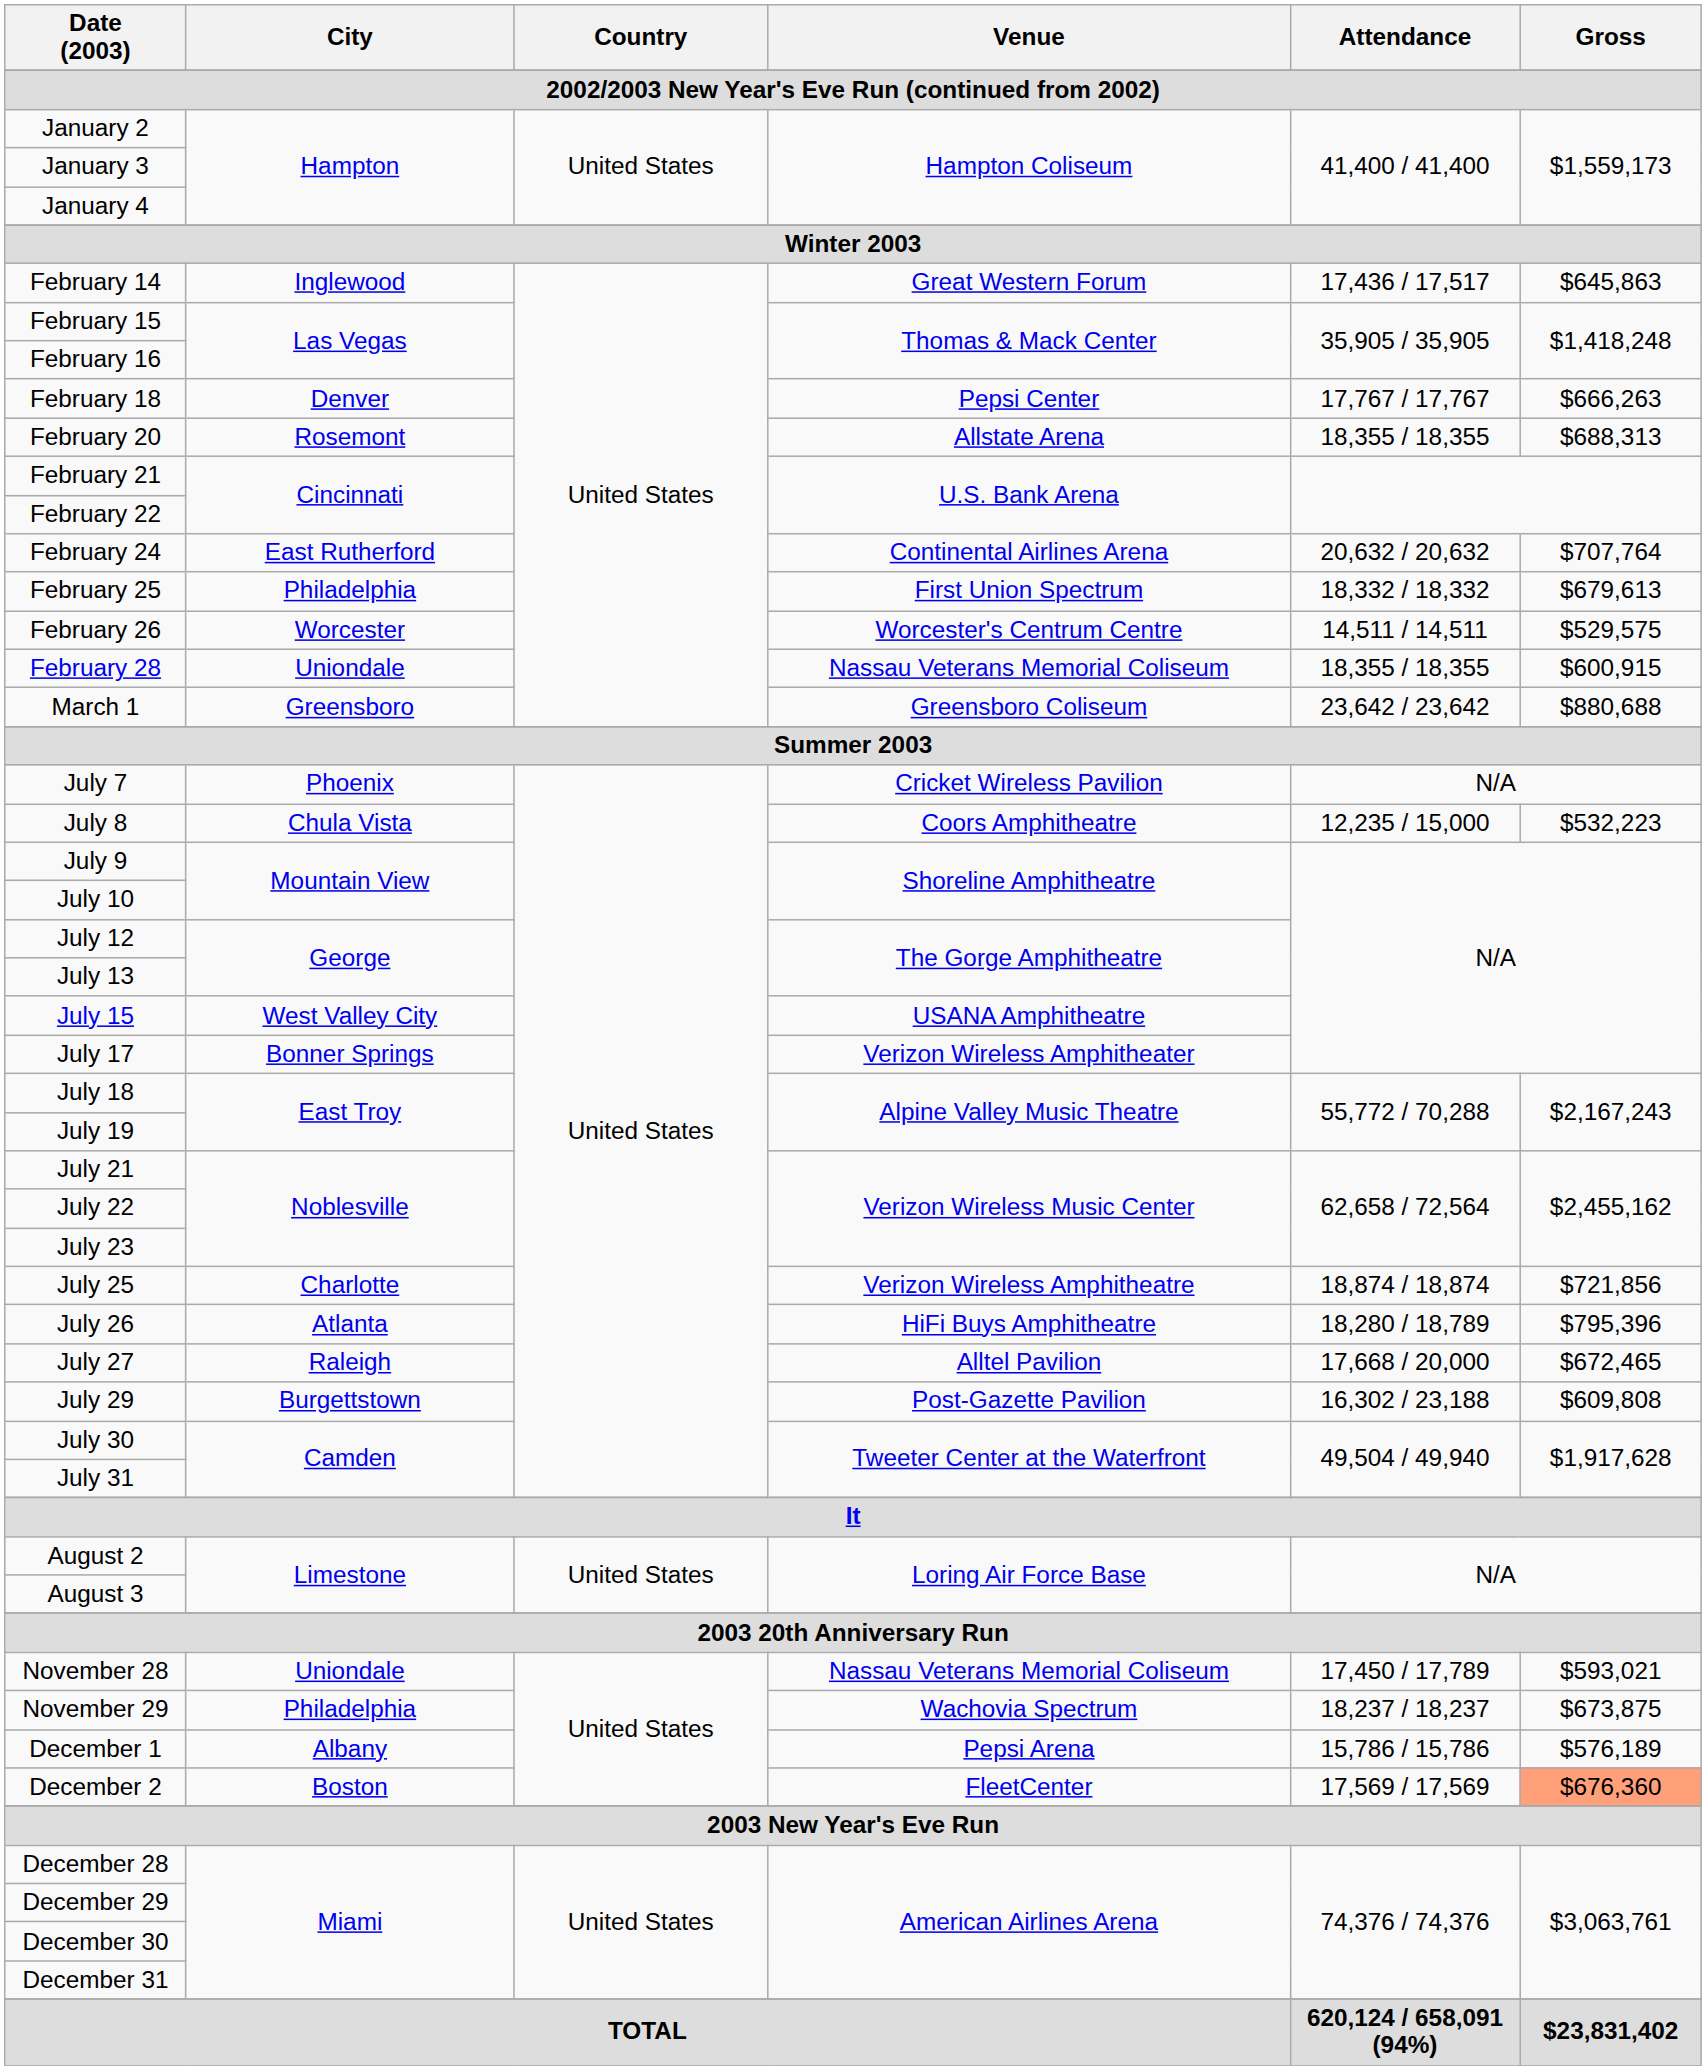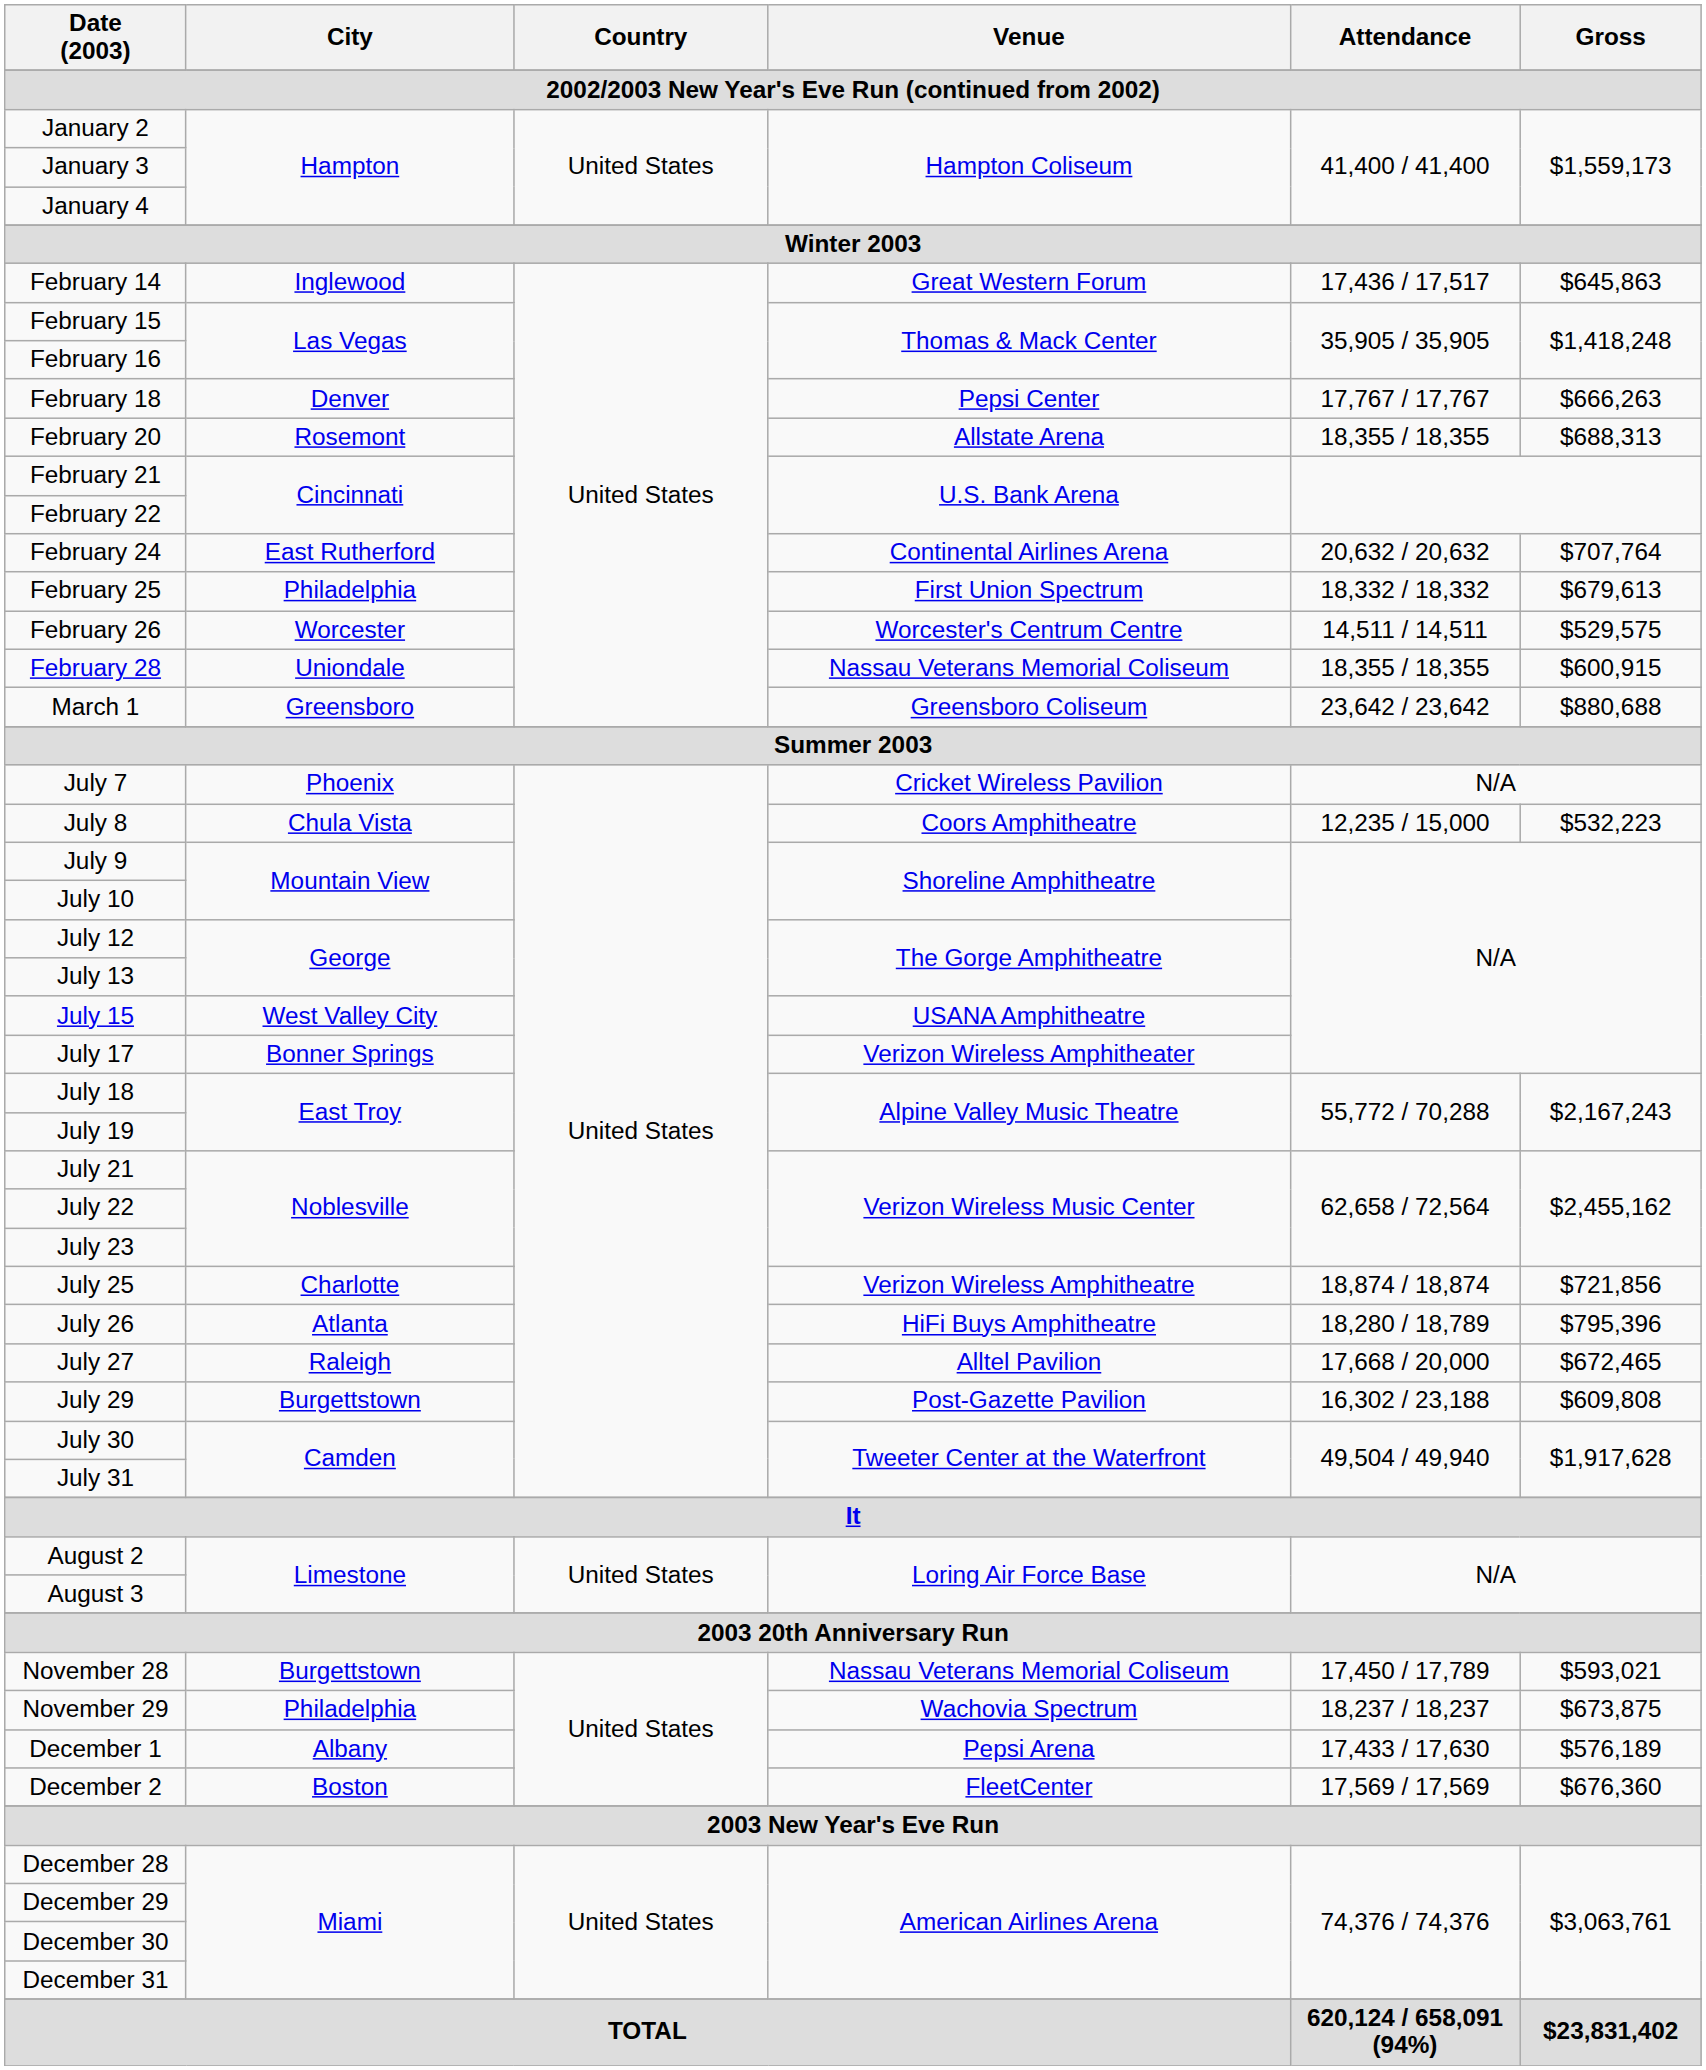(350, 1671) Uniondale -> (350, 1671) Burgettstown
(1405, 1748) 15,786 / 15,786 -> (1405, 1748) 17,433 / 17,630
(1611, 1786) lightsalmon background -> (1611, 1786) no background
